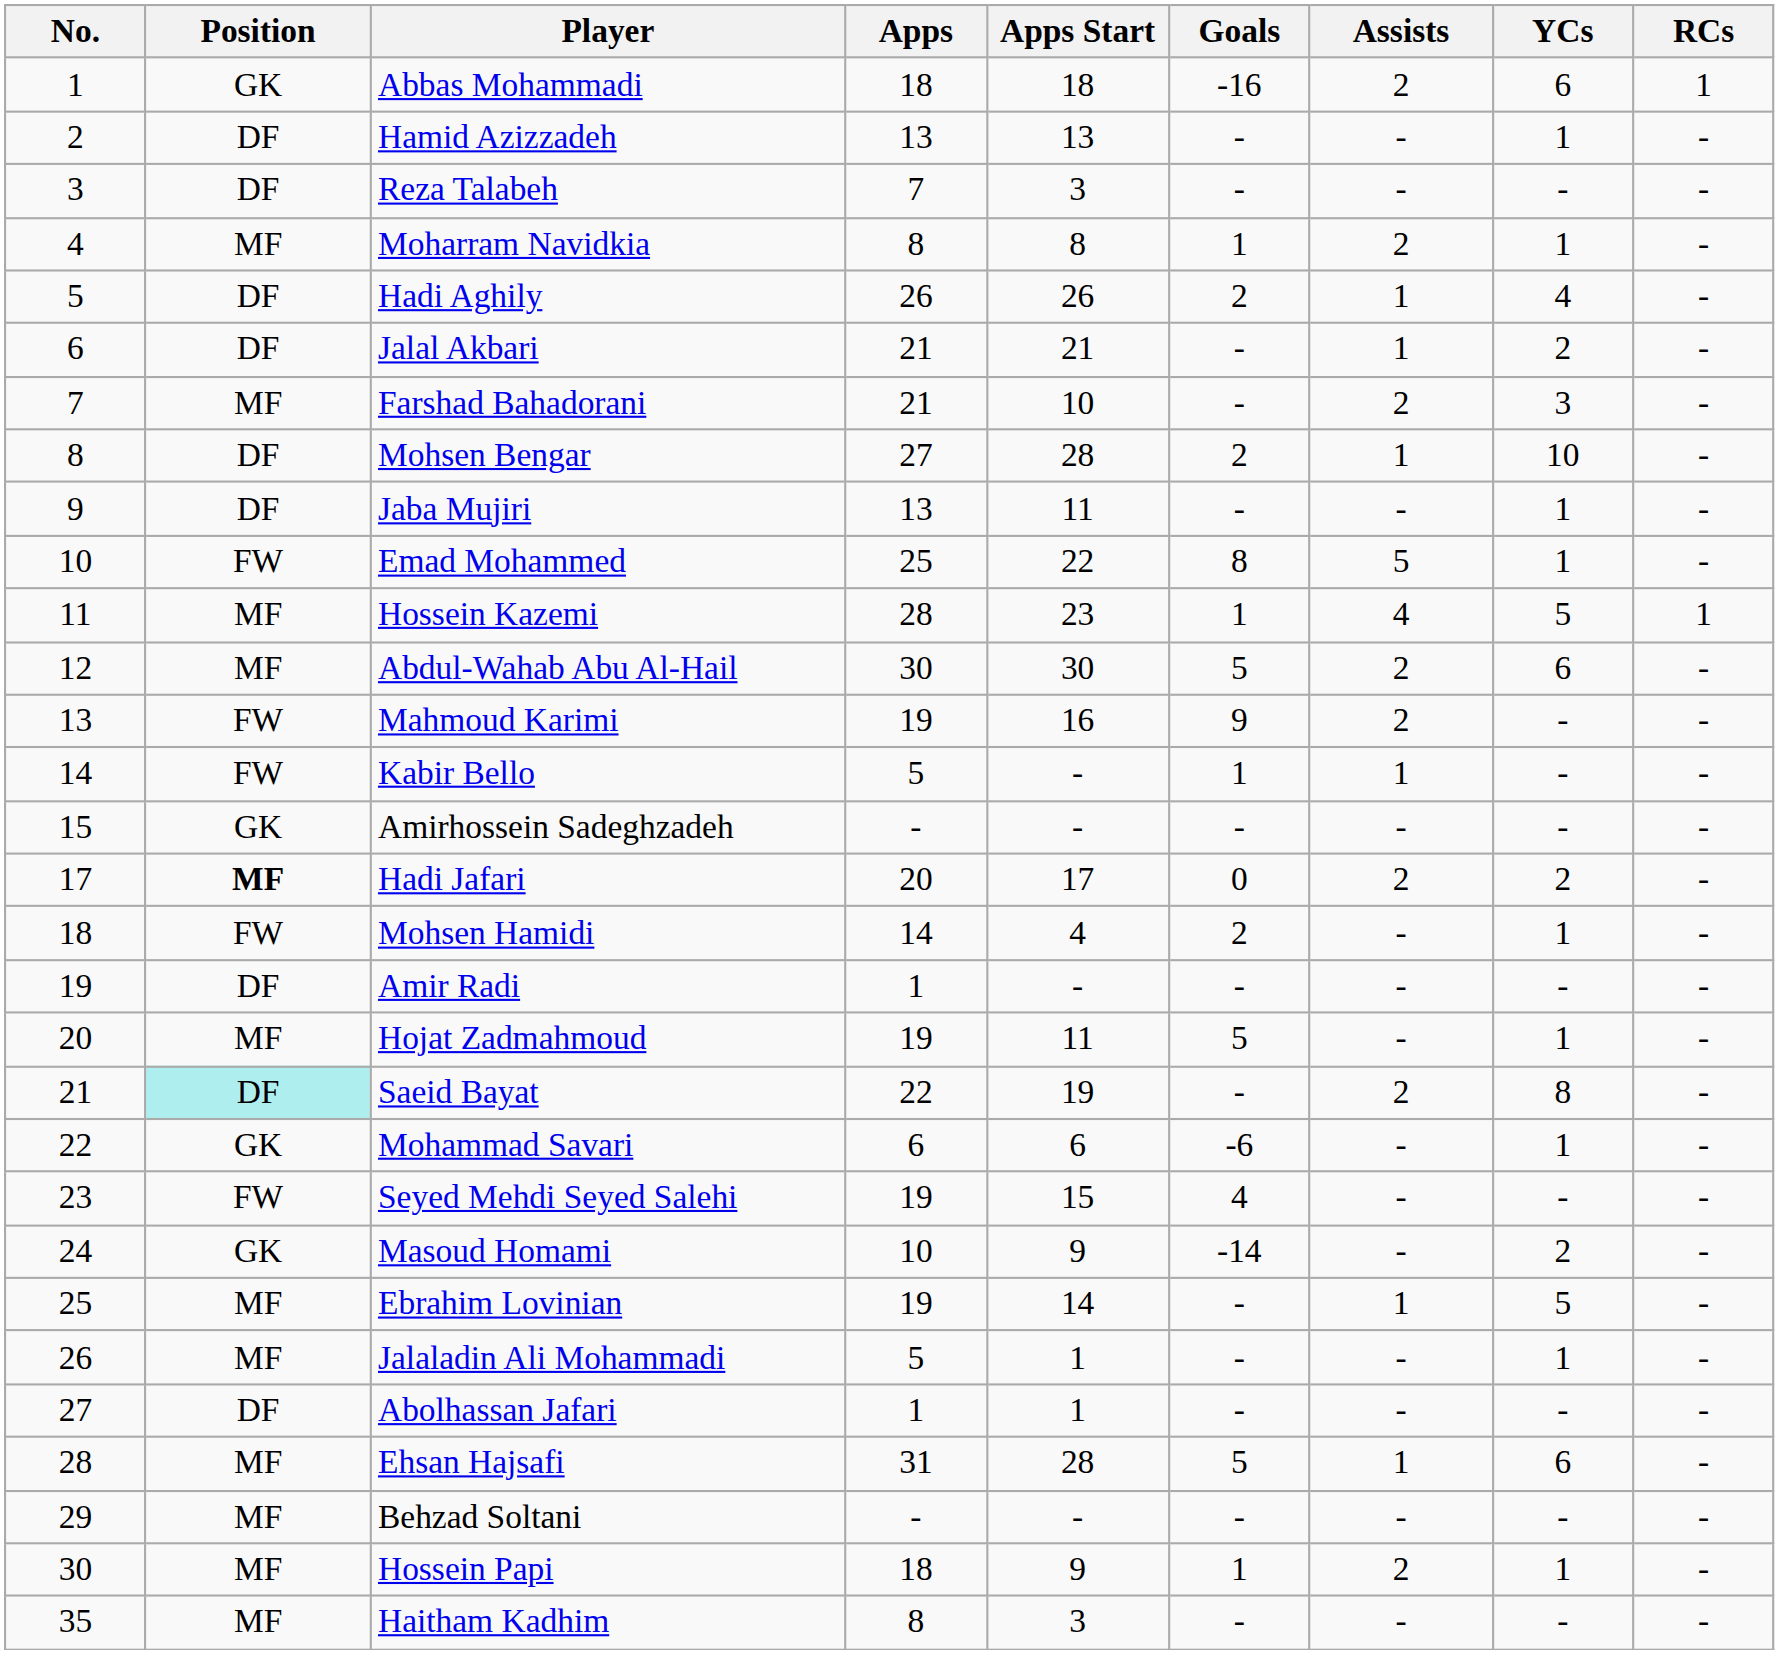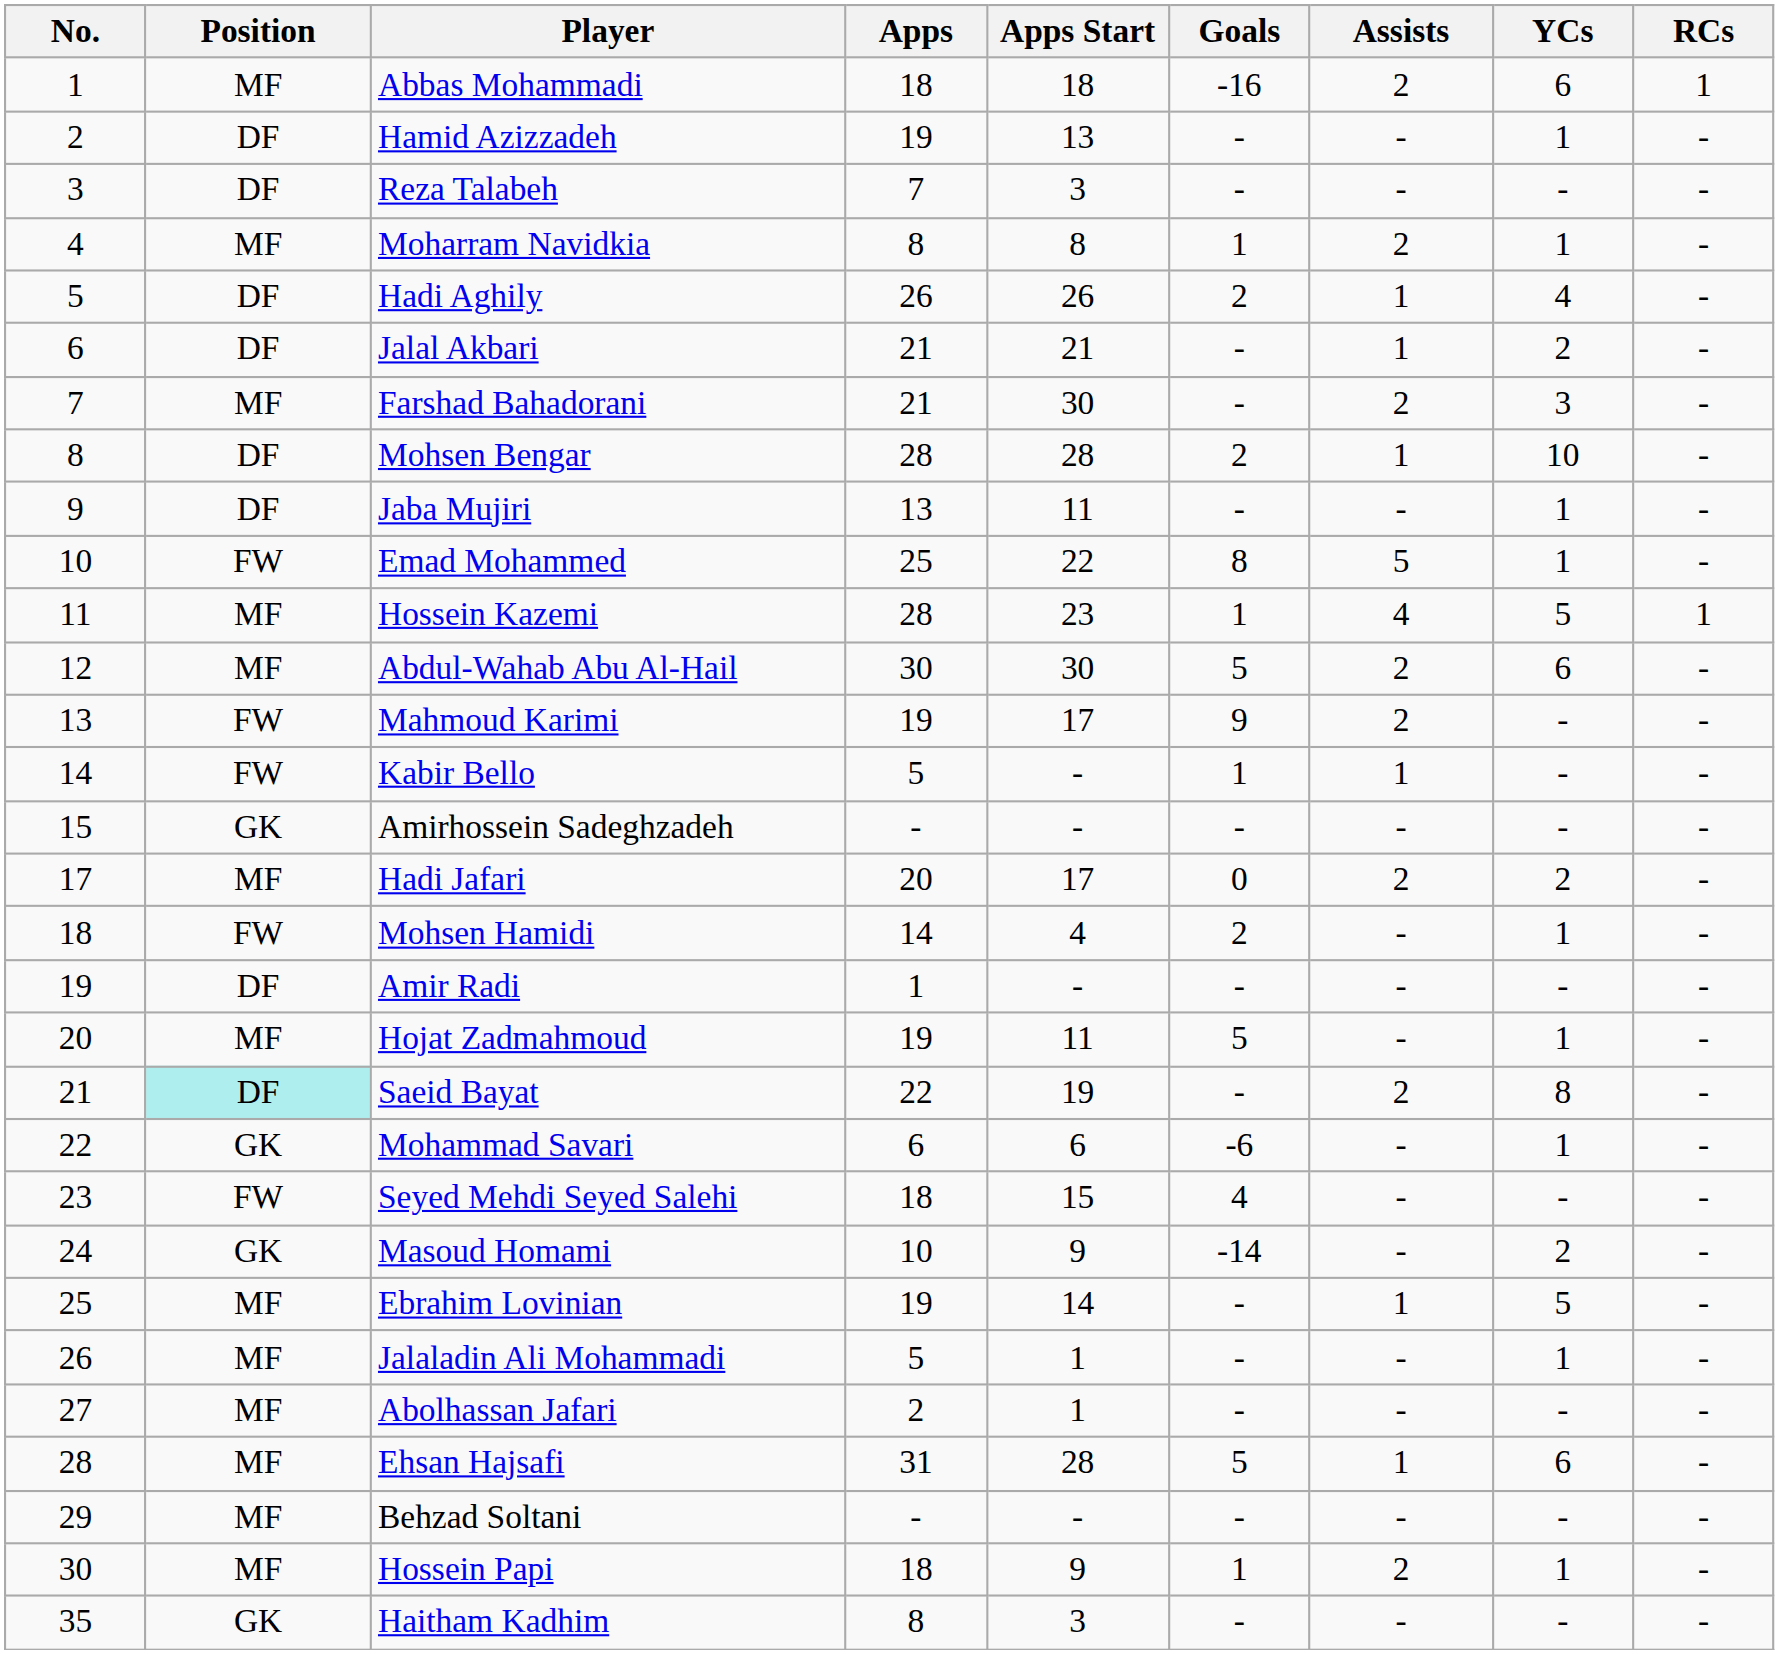(258, 84) GK -> (258, 84) MF
(916, 137) 13 -> (916, 137) 19
(1078, 402) 10 -> (1078, 402) 30
(916, 455) 27 -> (916, 455) 28
(1078, 720) 16 -> (1078, 720) 17
(258, 879) bold -> (258, 879) normal
(916, 1197) 19 -> (916, 1197) 18
(258, 1409) DF -> (258, 1409) MF
(916, 1409) 1 -> (916, 1409) 2
(258, 1622) MF -> (258, 1622) GK
